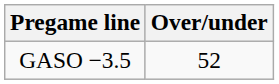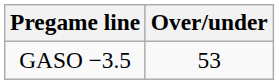(209, 60) 52 -> (209, 60) 53
